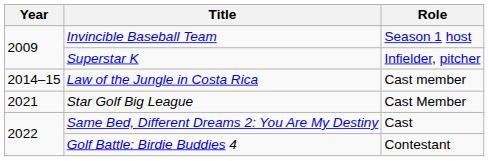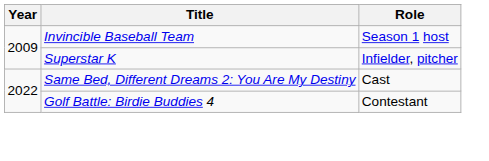- row: (162, 79)
- row: (130, 101)
